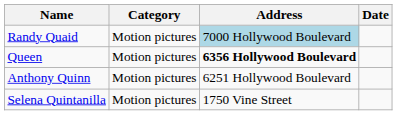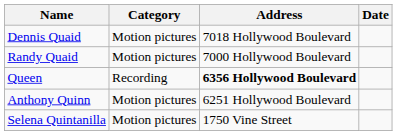+ row: (44, 36)
(277, 36) lightblue background -> (277, 57) no background
(154, 57) Motion pictures -> (140, 78) Recording
